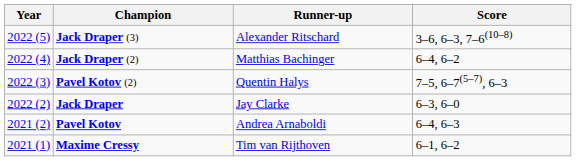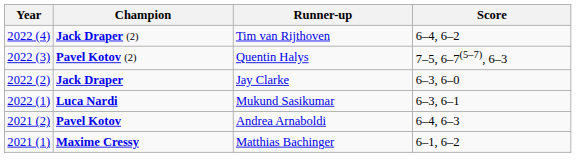- row: (97, 37)
(285, 59) Matthias Bachinger -> (283, 35) Tim van Rijthoven
+ row: (87, 101)
(283, 145) Tim van Rijthoven -> (285, 142) Matthias Bachinger
